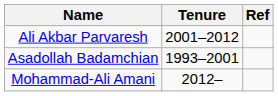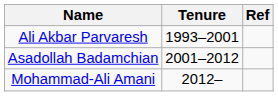(202, 36) 2001–2012 -> (202, 36) 1993–2001
(202, 58) 1993–2001 -> (202, 58) 2001–2012
